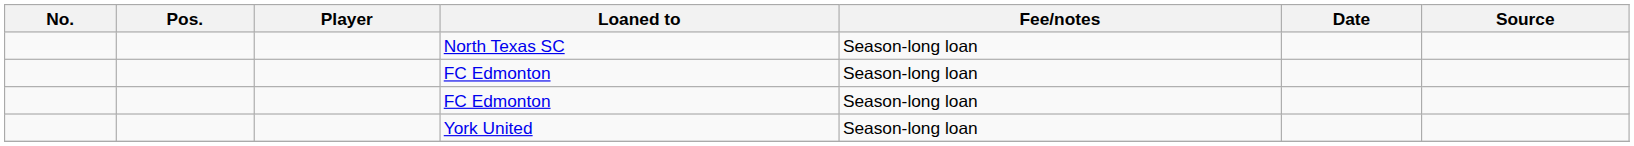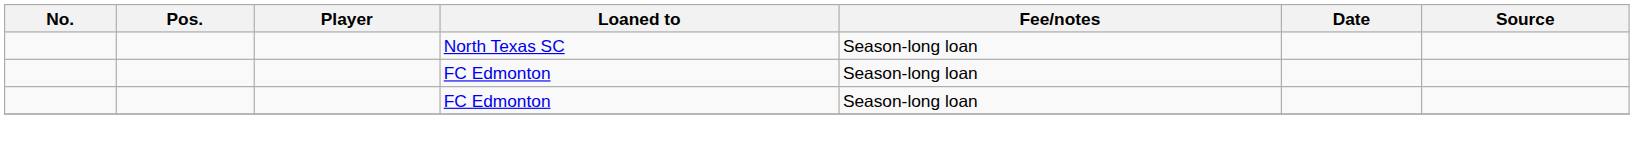- row: (60, 128)
